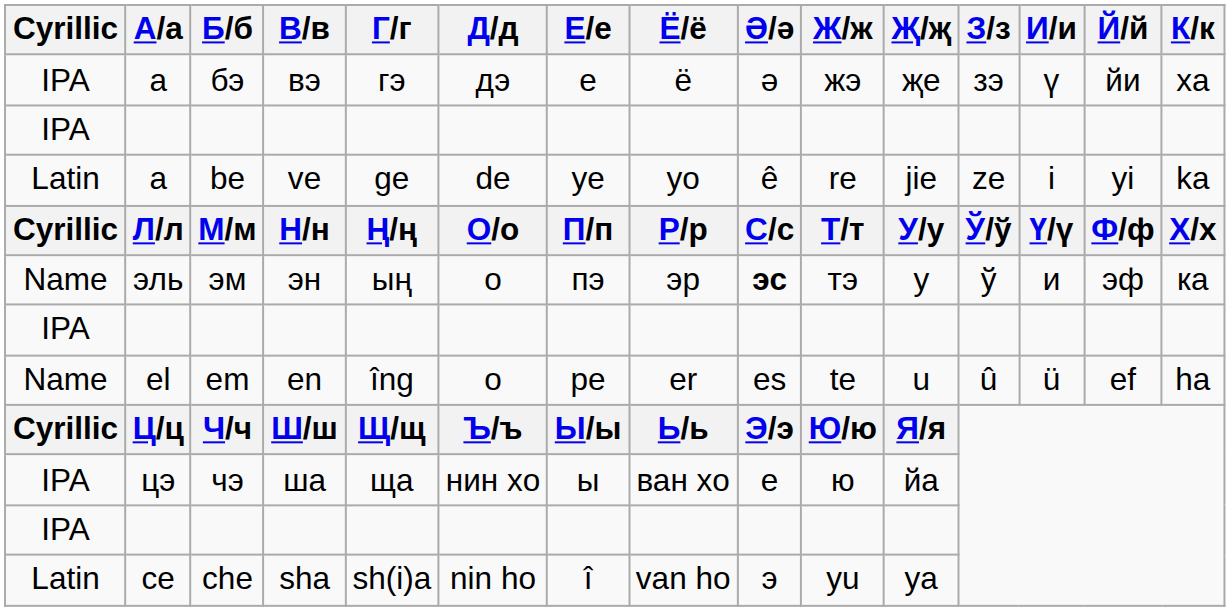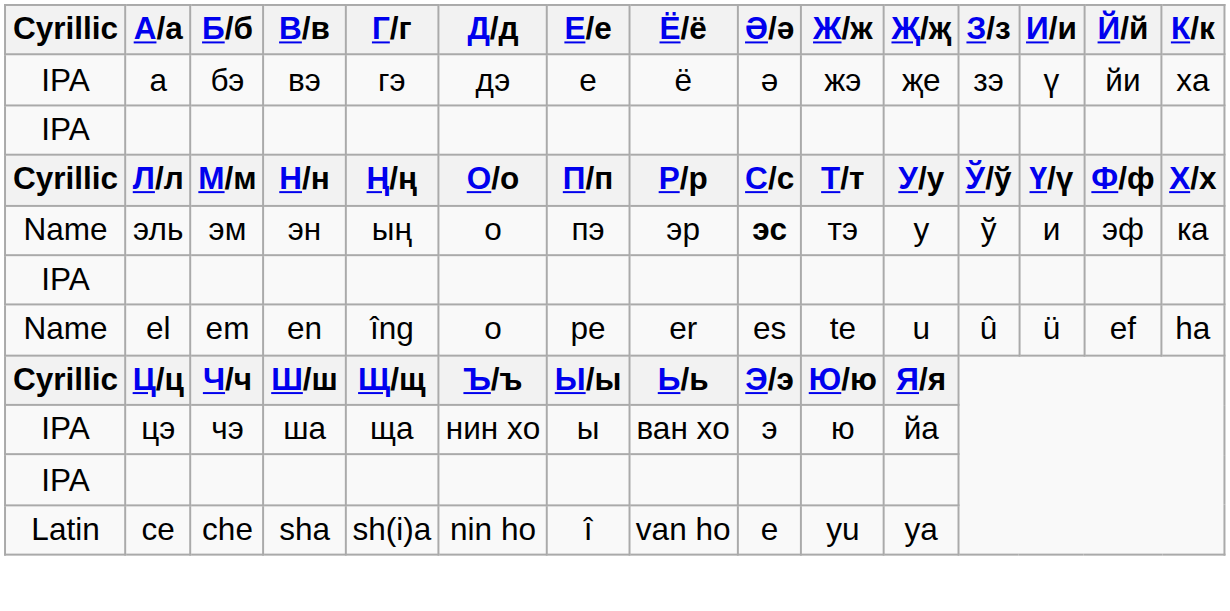- row: (227, 179)
(770, 479) e -> (770, 429) э
(770, 579) э -> (770, 529) e
